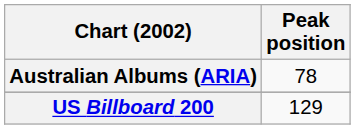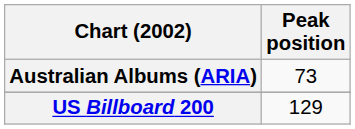(306, 75) 78 -> (306, 75) 73
